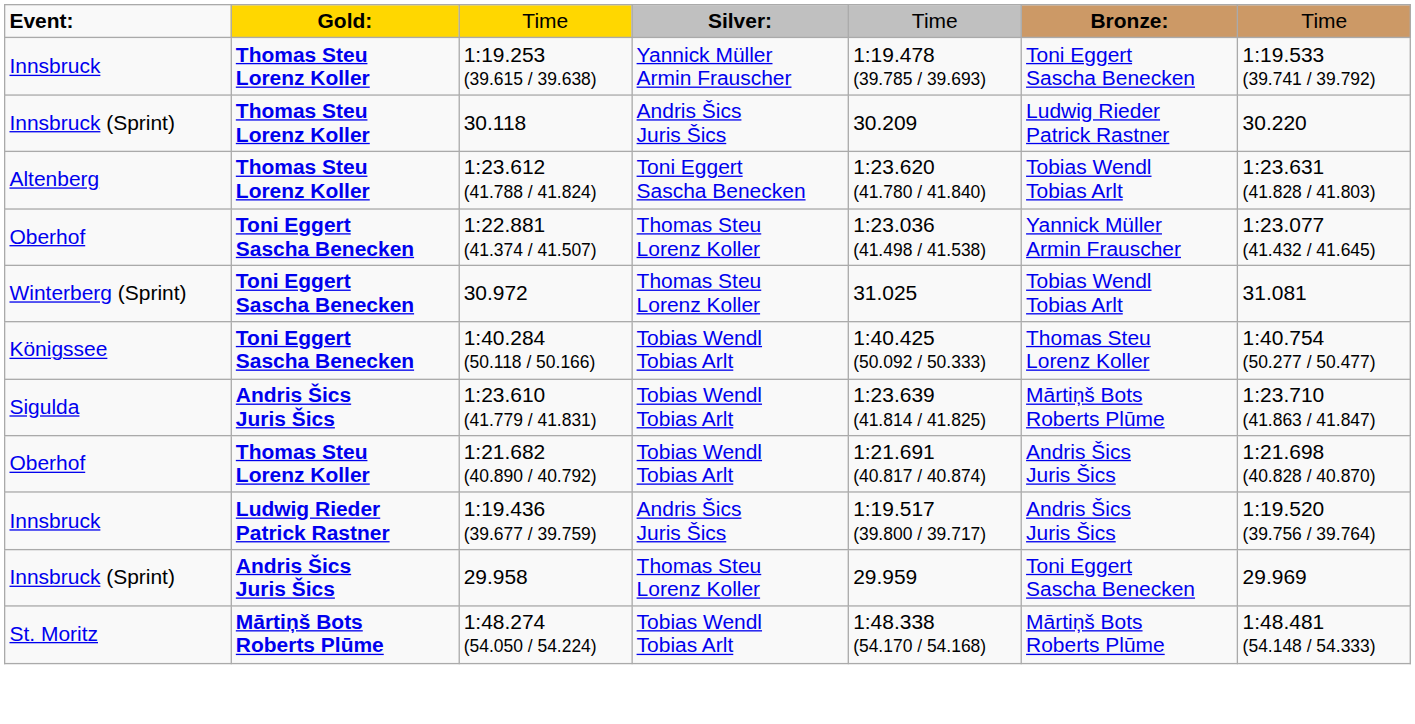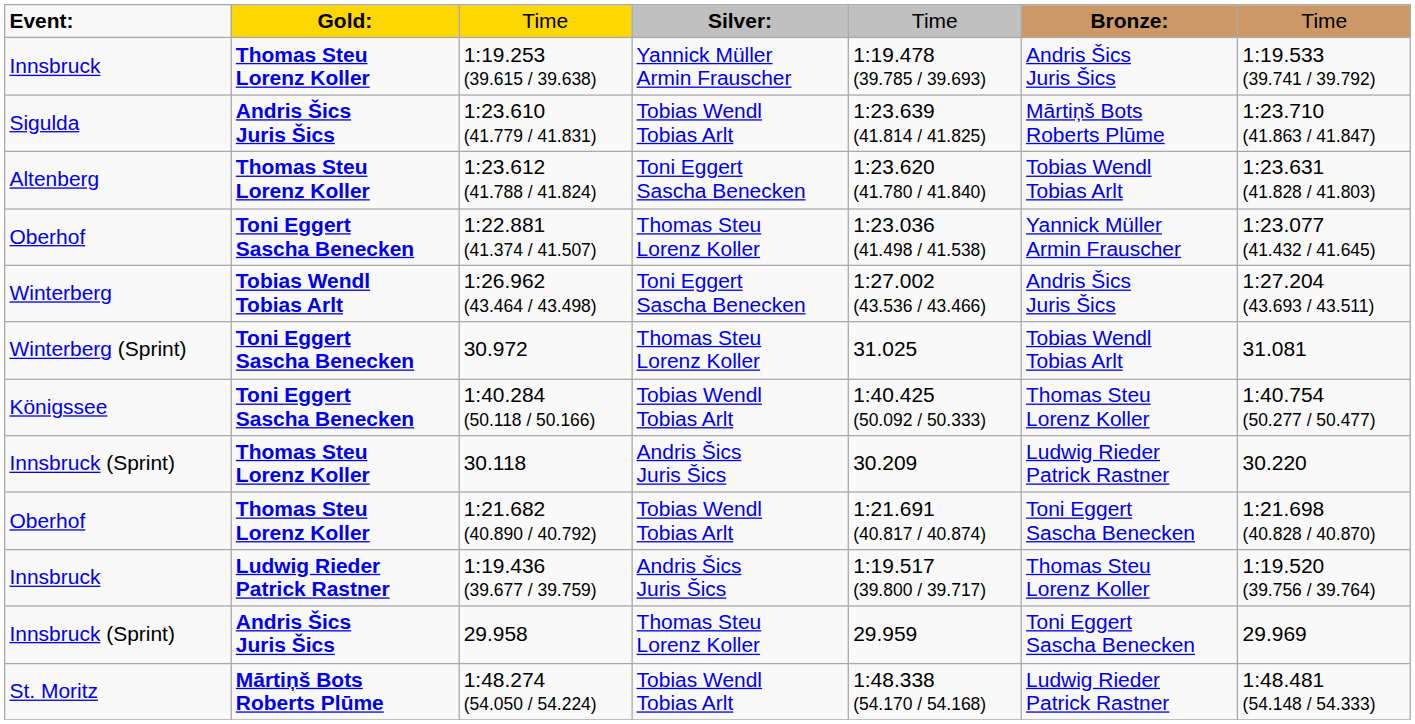(1111, 66) Toni Eggert Sascha Benecken -> (1078, 66) Andris Šics Juris Šics
rows swapped: (495, 122) <-> (530, 407)
+ row: (530, 293)
(1078, 463) Andris Šics Juris Šics -> (1111, 520) Toni Eggert Sascha Benecken
(1078, 520) Andris Šics Juris Šics -> (1088, 577) Thomas Steu Lorenz Koller
(1095, 634) Mārtiņš Bots Roberts Plūme -> (1098, 691) Ludwig Rieder Patrick Rastner
